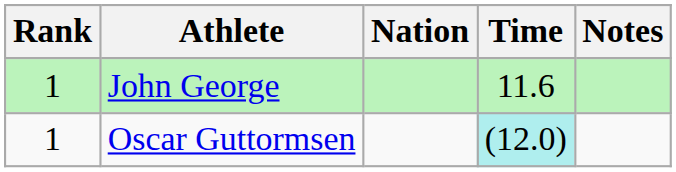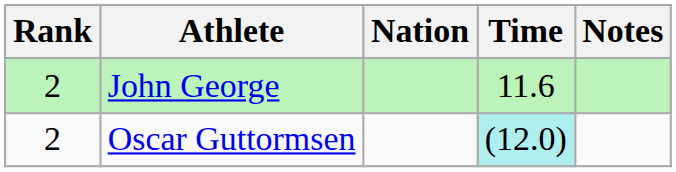(52, 85) 1 -> (52, 85) 2
(52, 138) 1 -> (52, 138) 2
